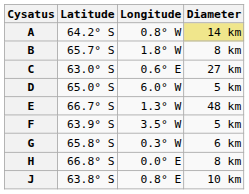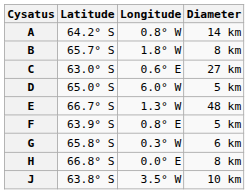(224, 32) khaki background -> (224, 32) no background
(161, 124) 3.5° W -> (161, 124) 0.8° E
(161, 180) 0.8° E -> (161, 180) 3.5° W
